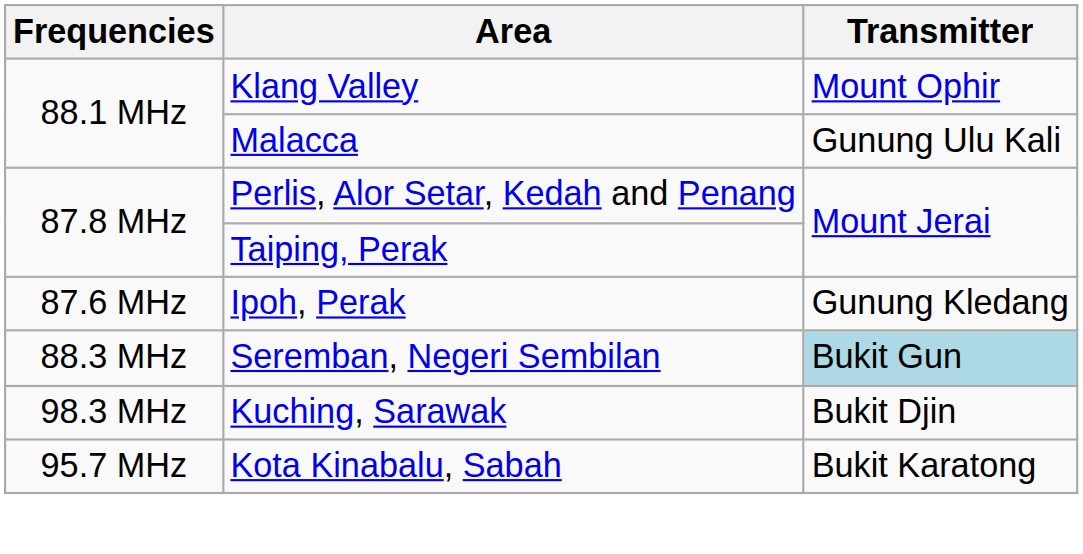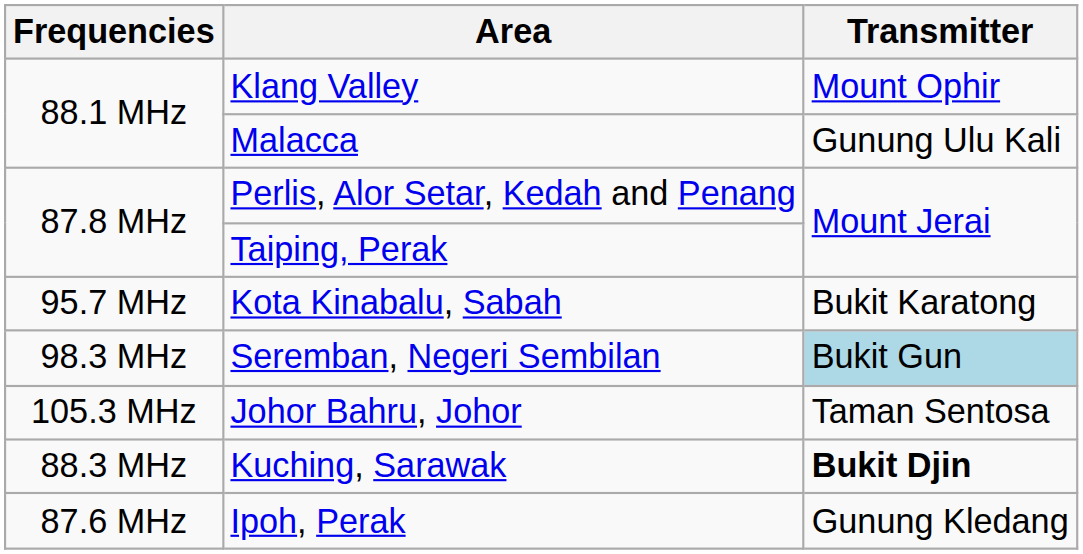rows swapped: (318, 303) <-> (396, 466)
(114, 357) 88.3 MHz -> (114, 357) 98.3 MHz
+ row: (376, 411)
(114, 411) 98.3 MHz -> (114, 466) 88.3 MHz
(884, 411) normal -> (892, 466) bold
